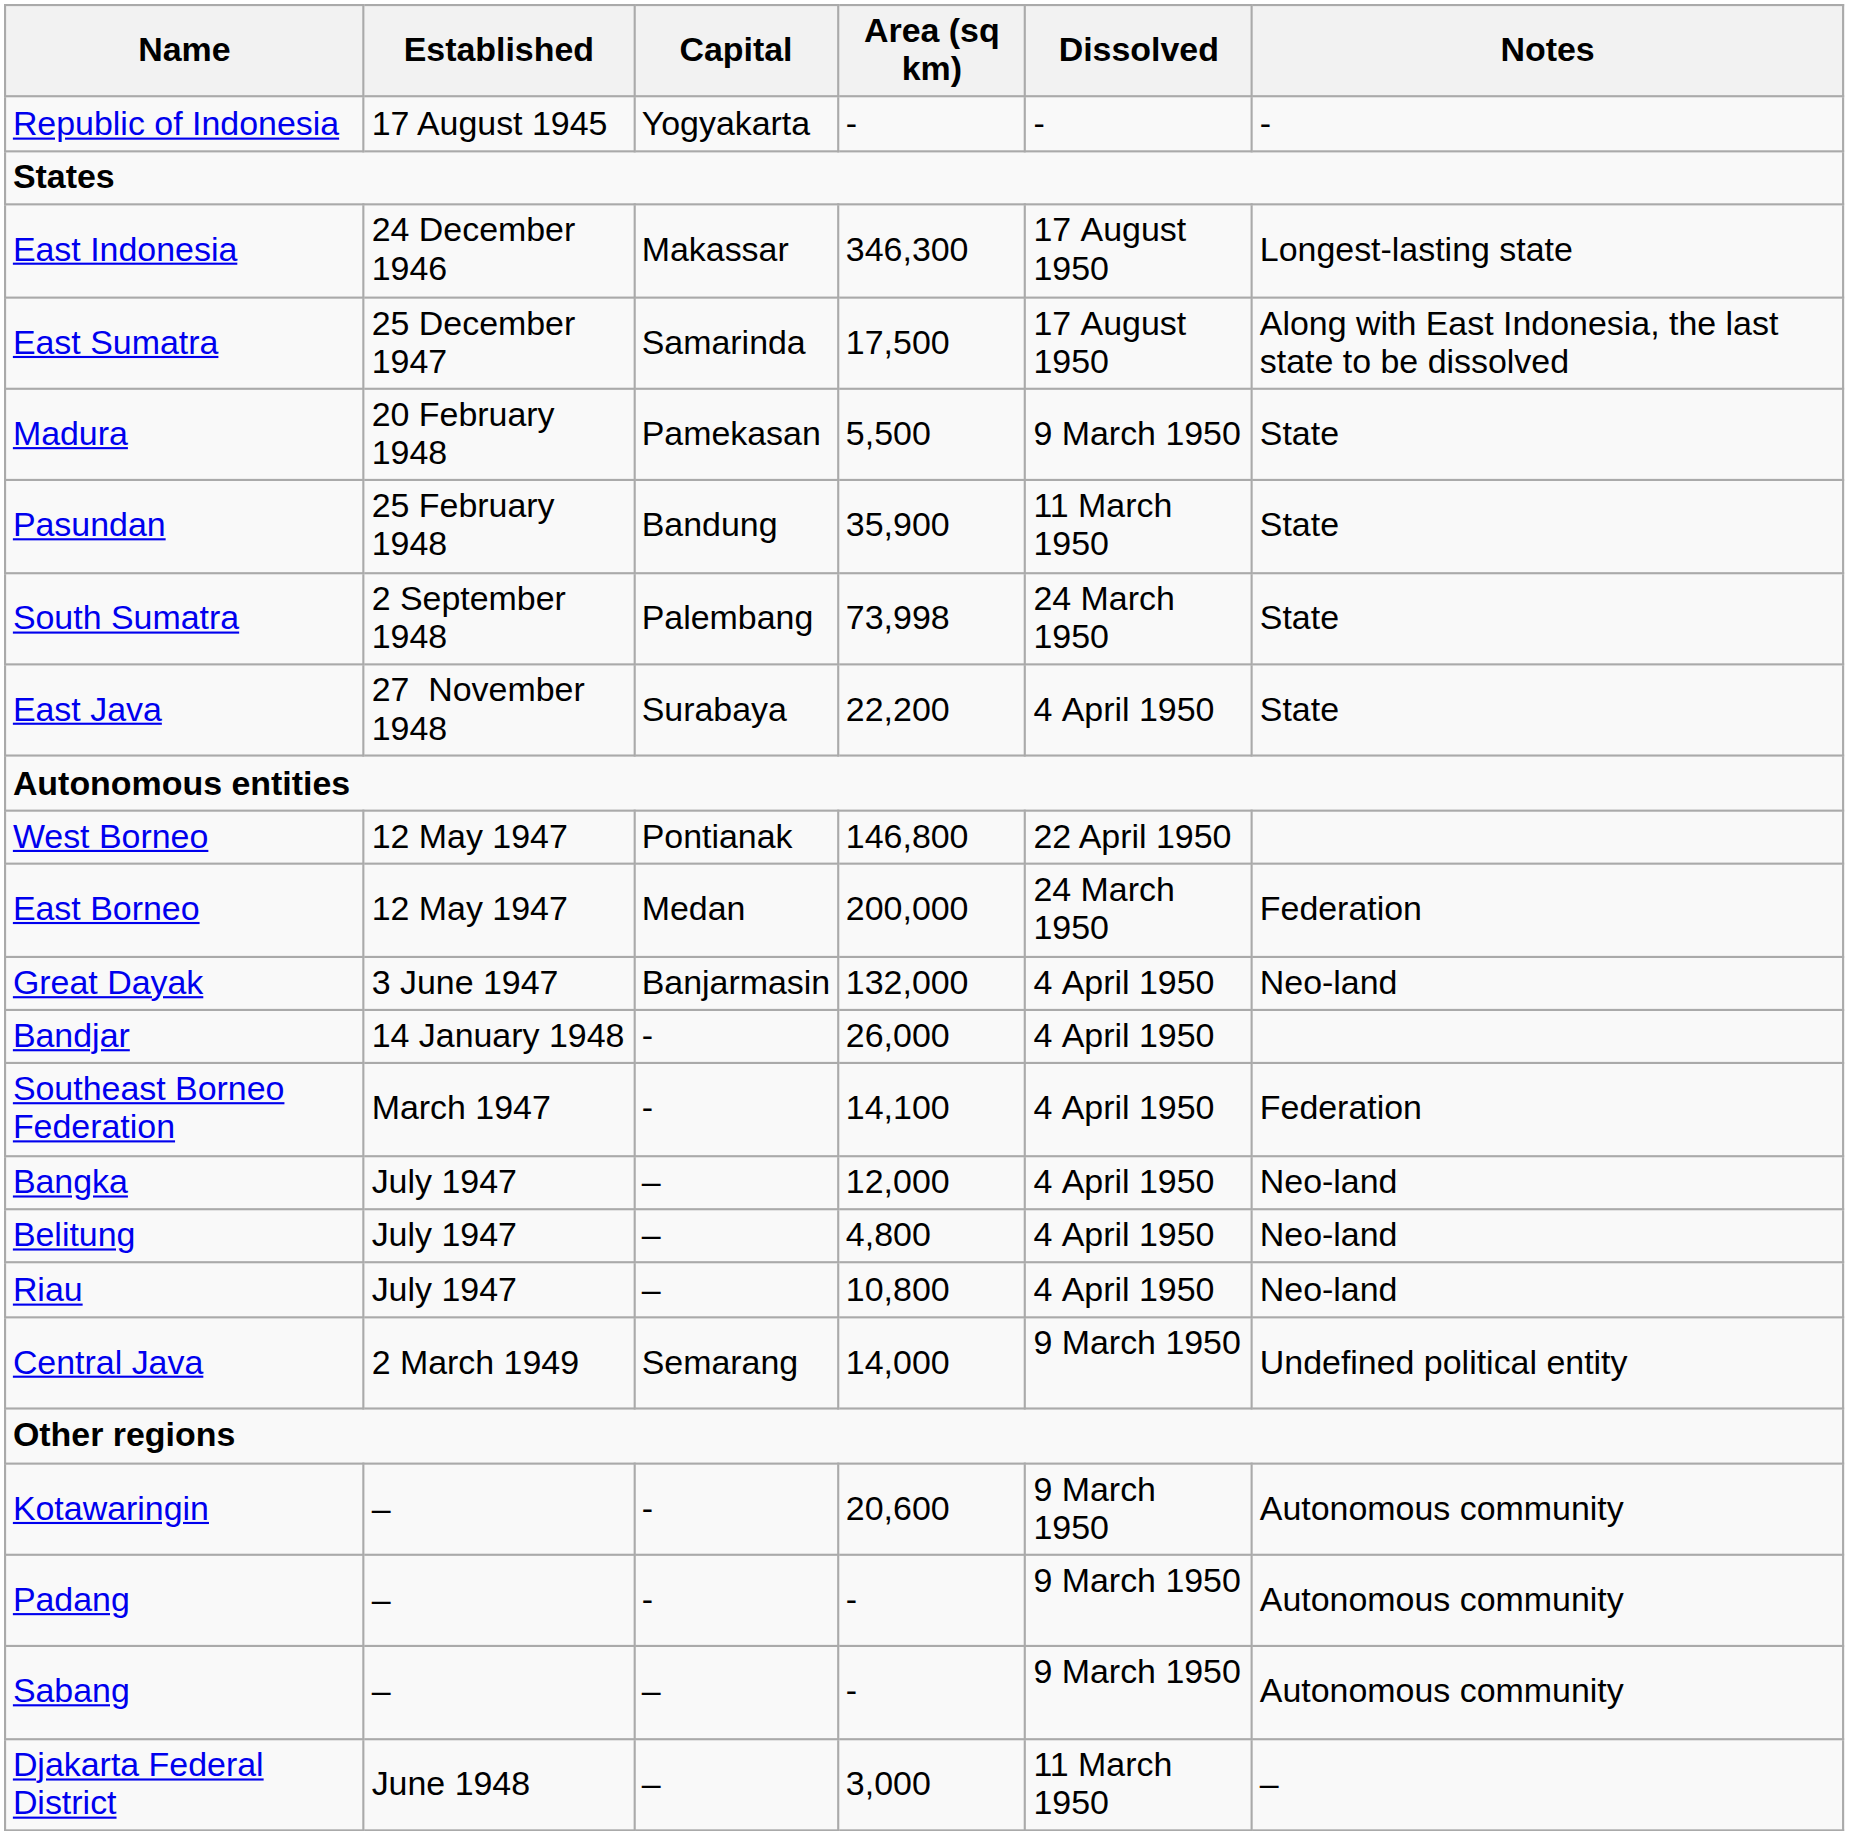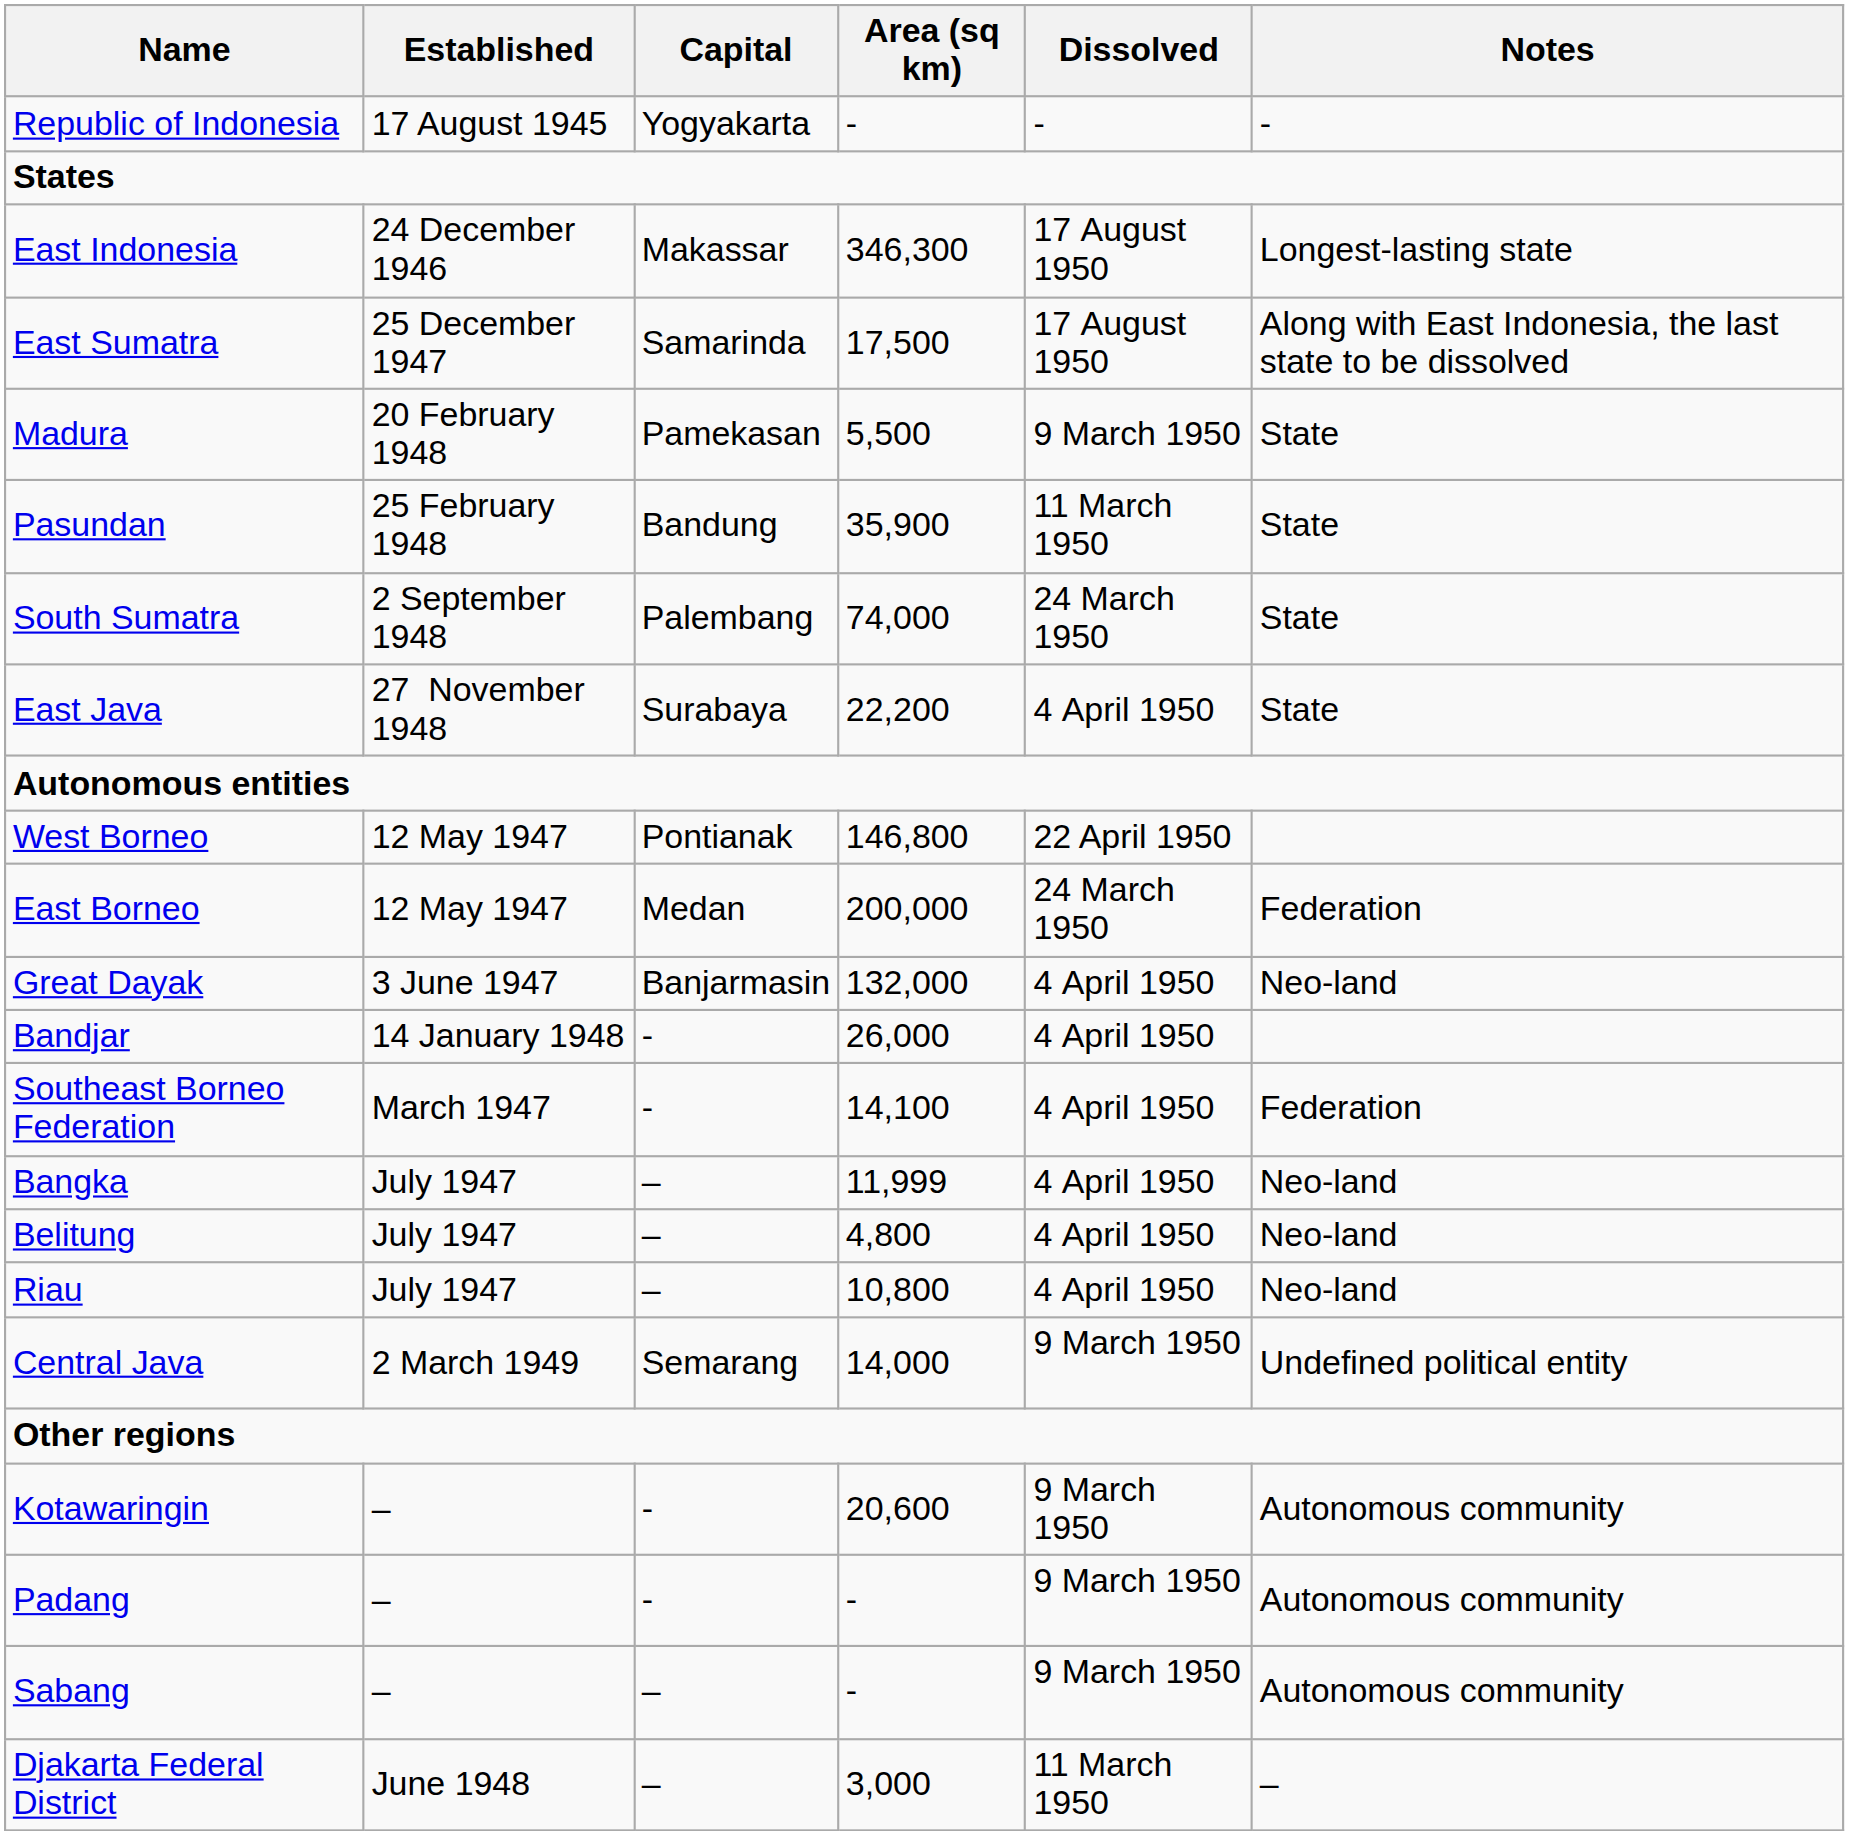(898, 617) 73,998 -> (898, 617) 74,000
(898, 1181) 12,000 -> (896, 1181) 11,999
